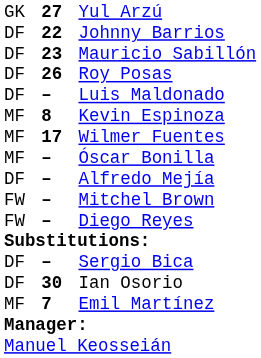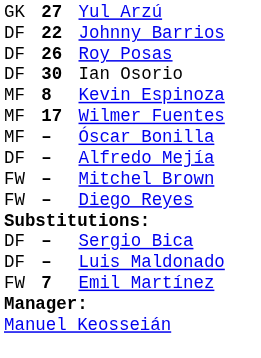- row: (167, 54)
rows swapped: (152, 96) <-> (131, 284)
(14, 304) MF -> (14, 284) FW
